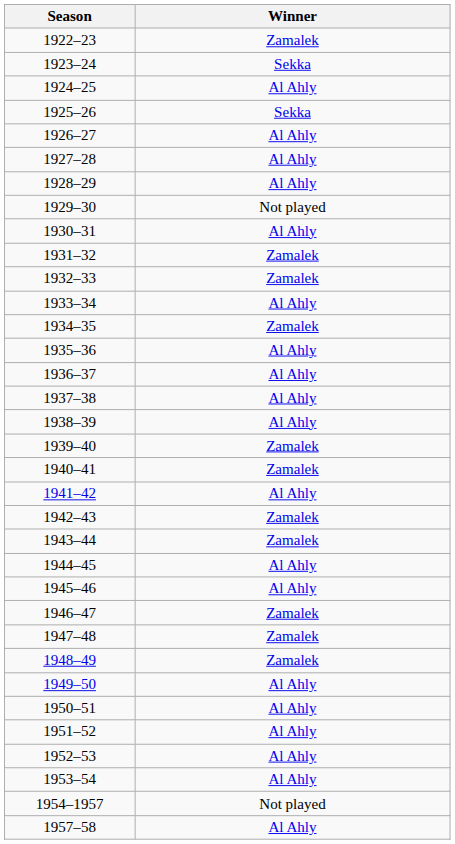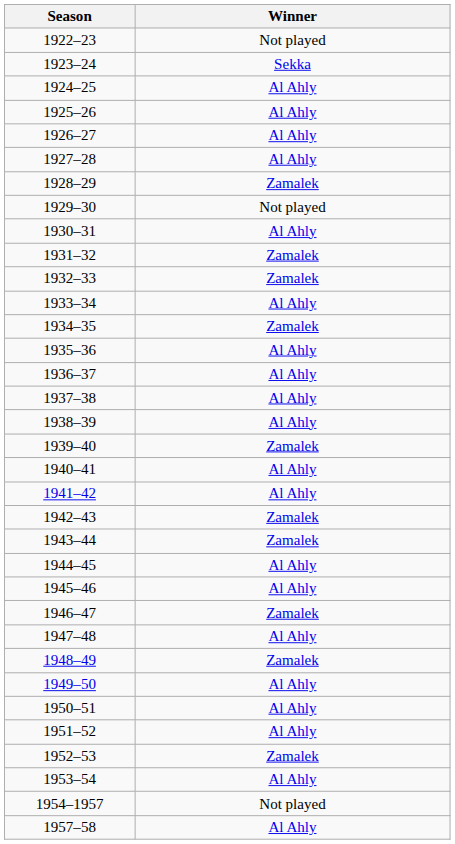(292, 40) Zamalek -> (292, 40) Not played
(292, 111) Sekka -> (292, 111) Al Ahly
(292, 183) Al Ahly -> (292, 183) Zamalek
(292, 469) Zamalek -> (292, 469) Al Ahly
(292, 636) Zamalek -> (292, 636) Al Ahly
(292, 755) Al Ahly -> (292, 755) Zamalek
